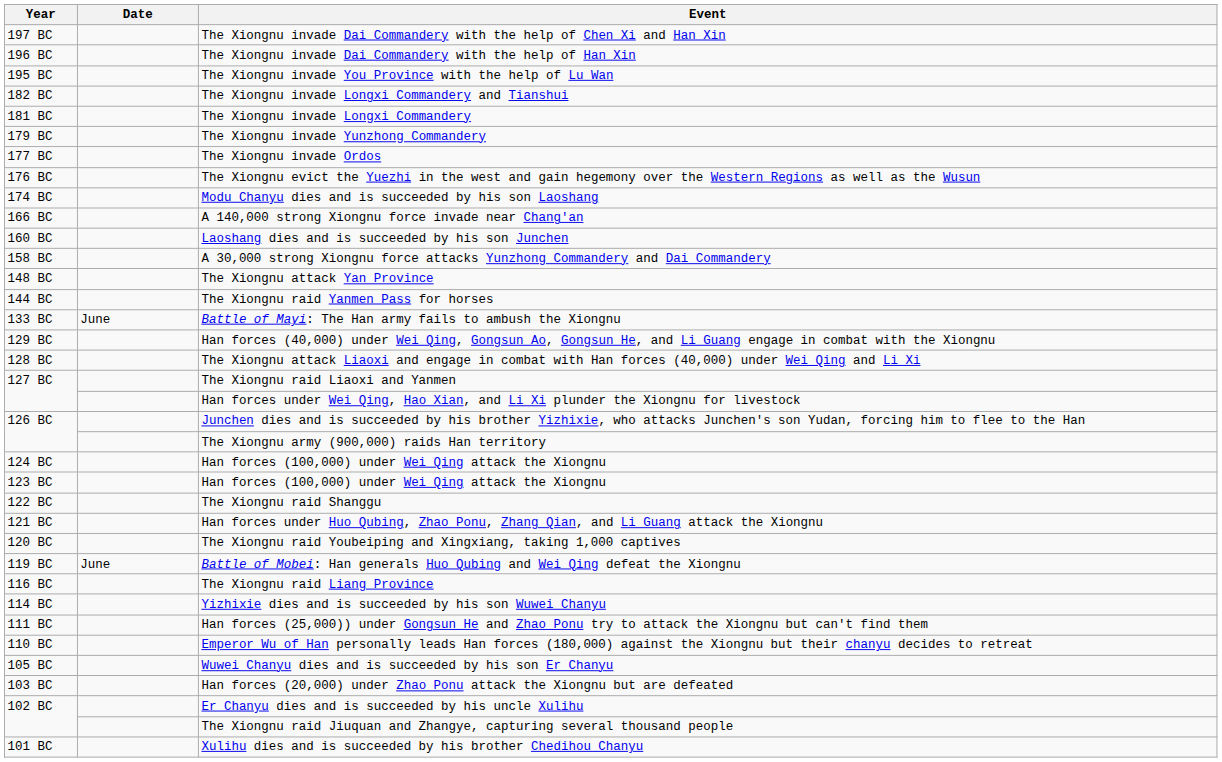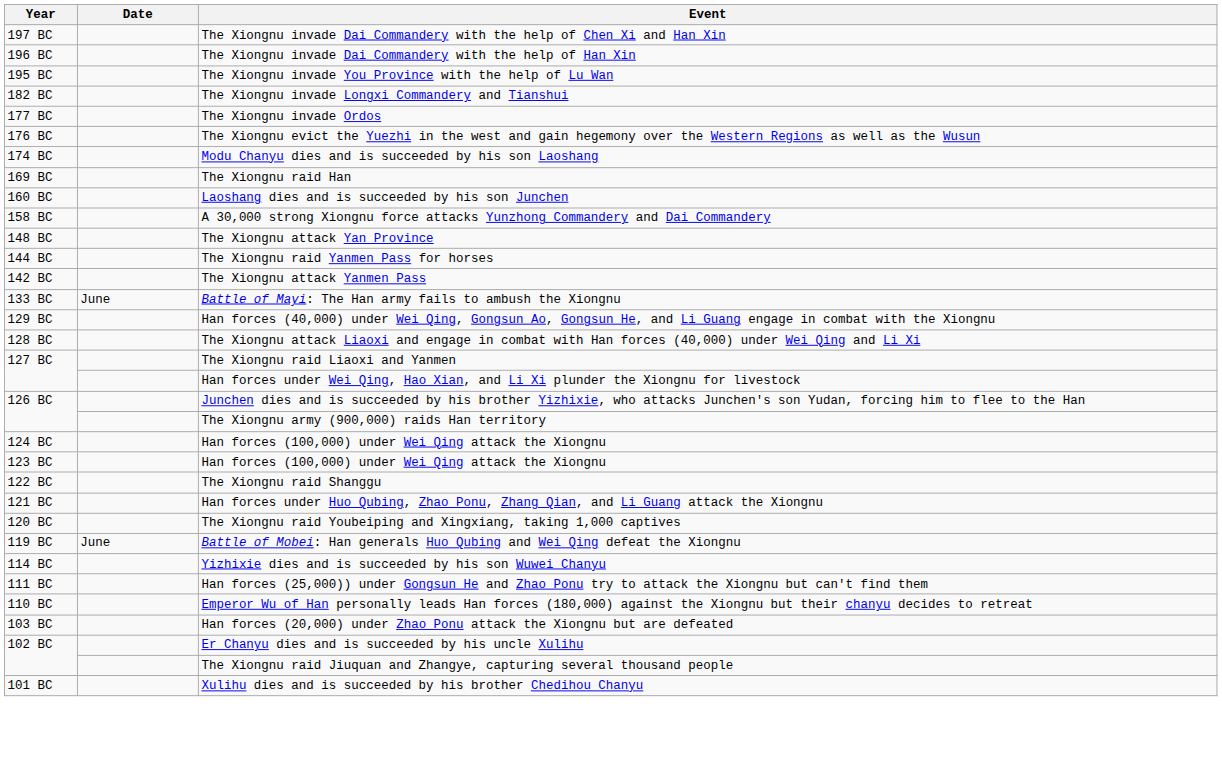- row: (30, 116)
- row: (30, 137)
+ row: (30, 177)
- row: (30, 218)
+ row: (30, 279)
- row: (30, 584)
- row: (30, 666)
